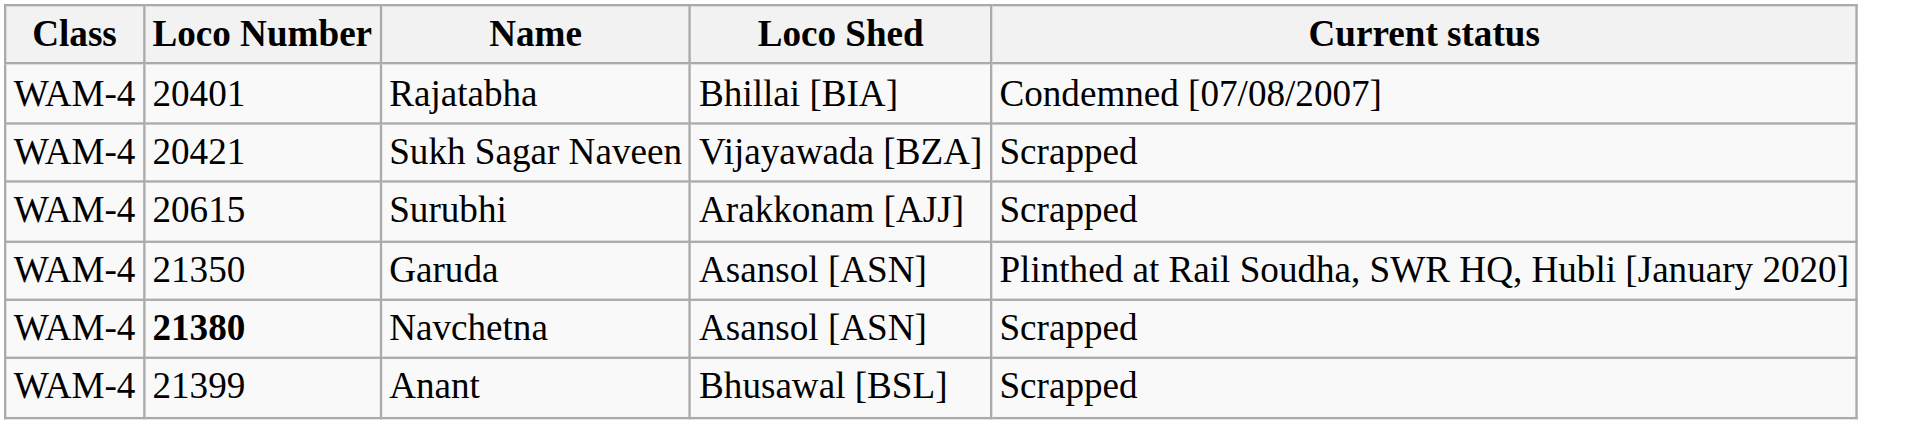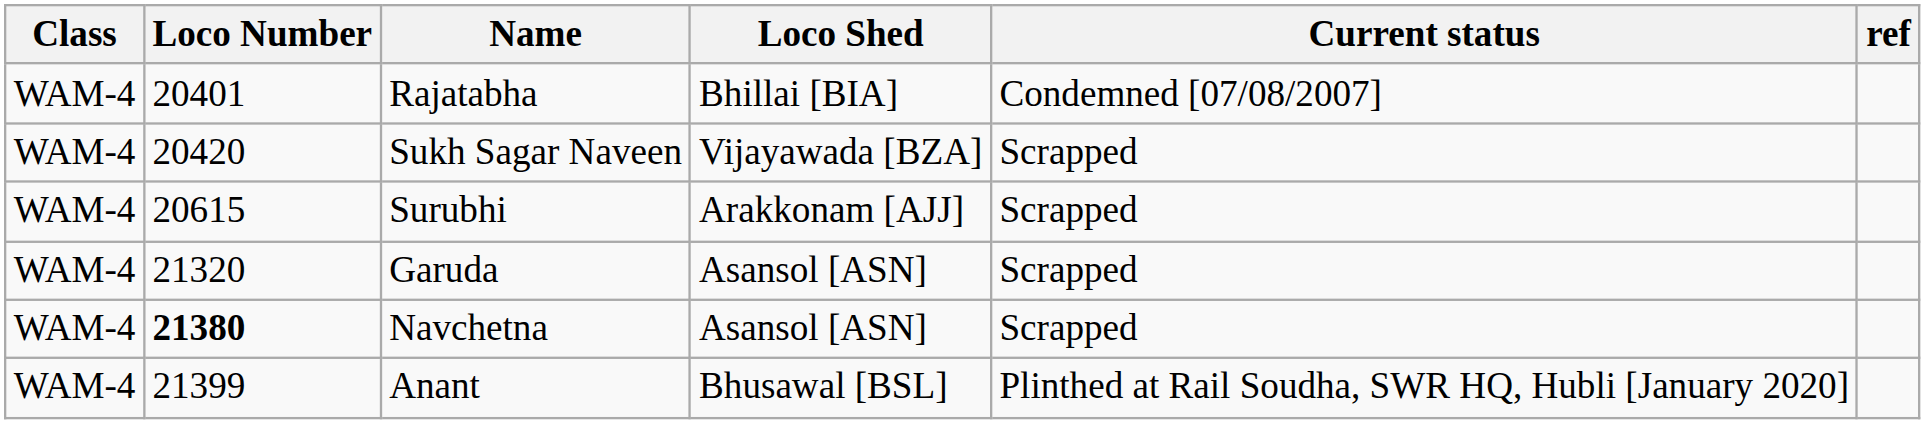+ column: (1888, 33)
(199, 151) 20421 -> (199, 151) 20420
(199, 269) 21350 -> (199, 269) 21320
(1424, 269) Plinthed at Rail Soudha, SWR HQ, Hubli [January 2020] -> (1069, 269) Scrapped
(1069, 387) Scrapped -> (1424, 387) Plinthed at Rail Soudha, SWR HQ, Hubli [January 2020]
